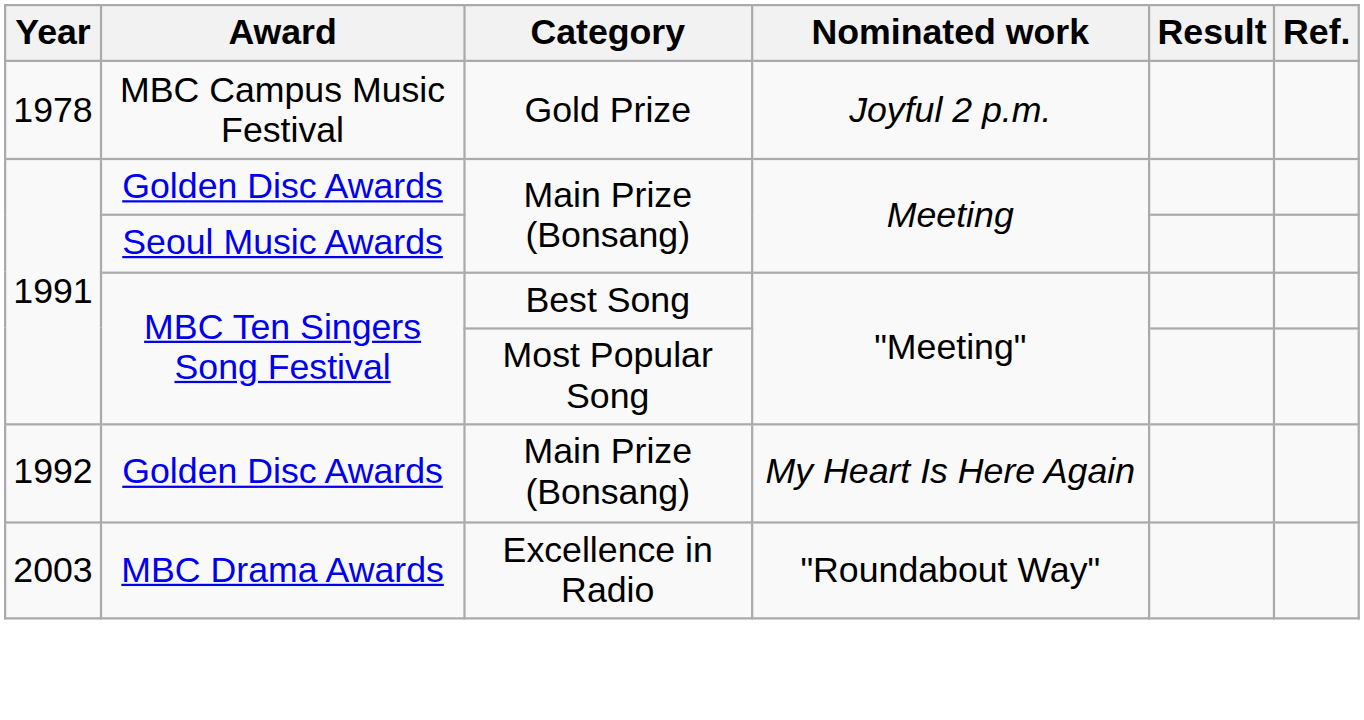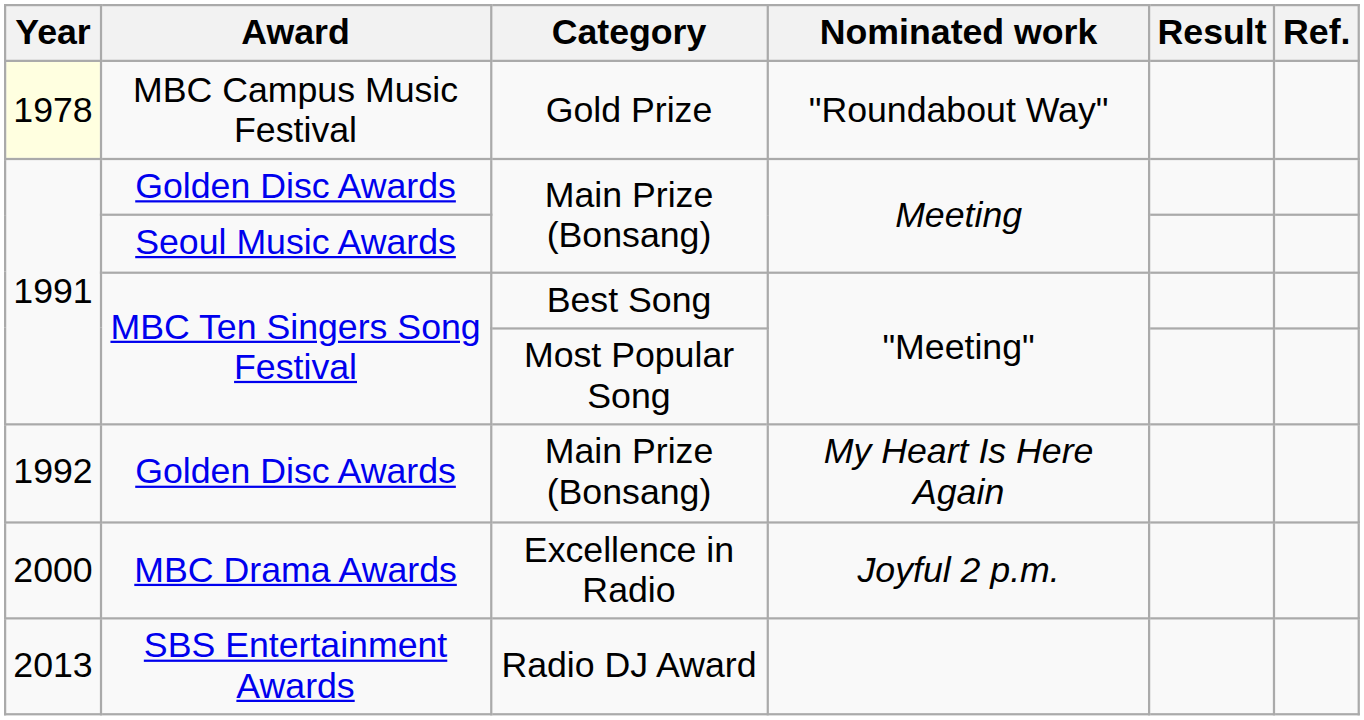(53, 109) no background -> (53, 109) lightyellow background
(950, 109) Joyful 2 p.m. -> (959, 109) "Roundabout Way"
(53, 569) 2003 -> (53, 569) 2000
(950, 569) "Roundabout Way" -> (959, 569) Joyful 2 p.m.
+ row: (296, 666)
